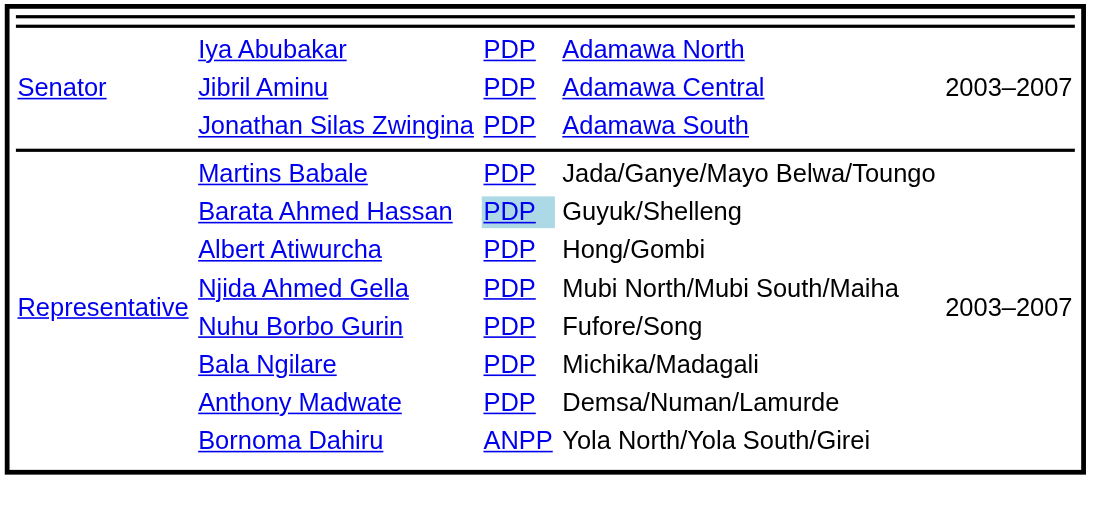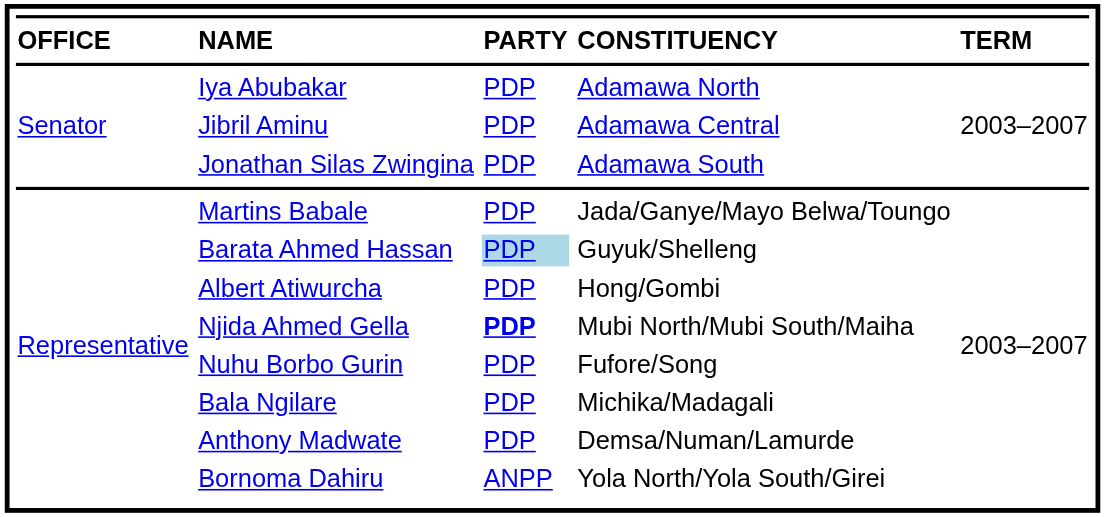+ row: (236, 40)
(510, 288) normal -> (510, 326) bold
